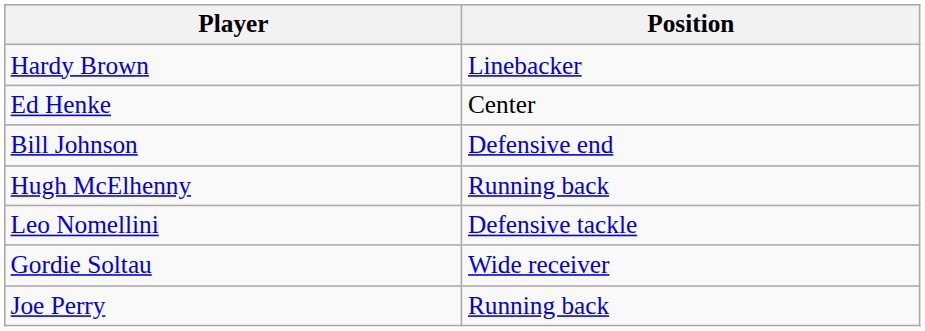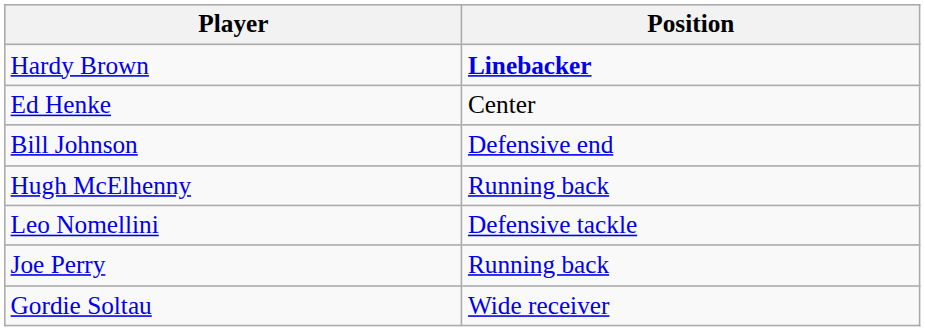(525, 64) normal -> (530, 64) bold
rows swapped: (58, 305) <-> (81, 265)
